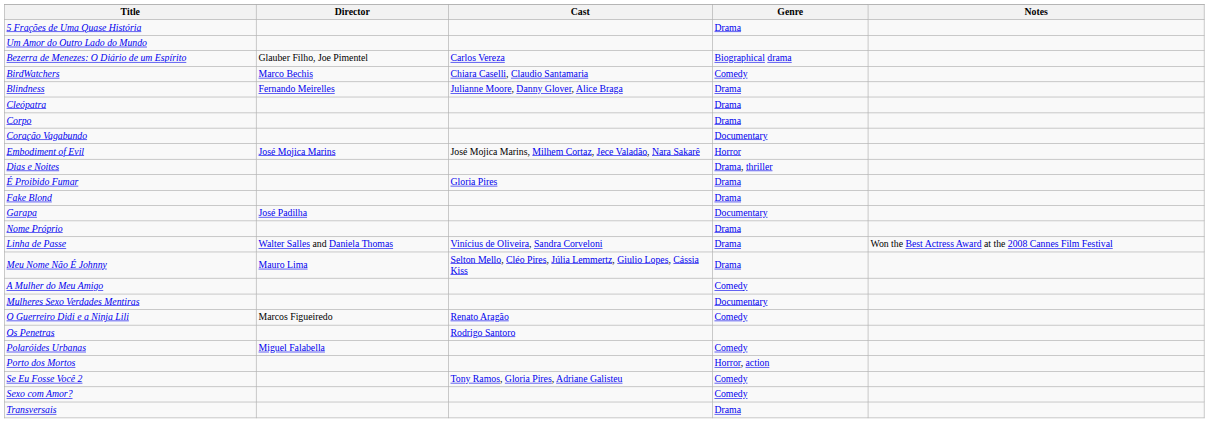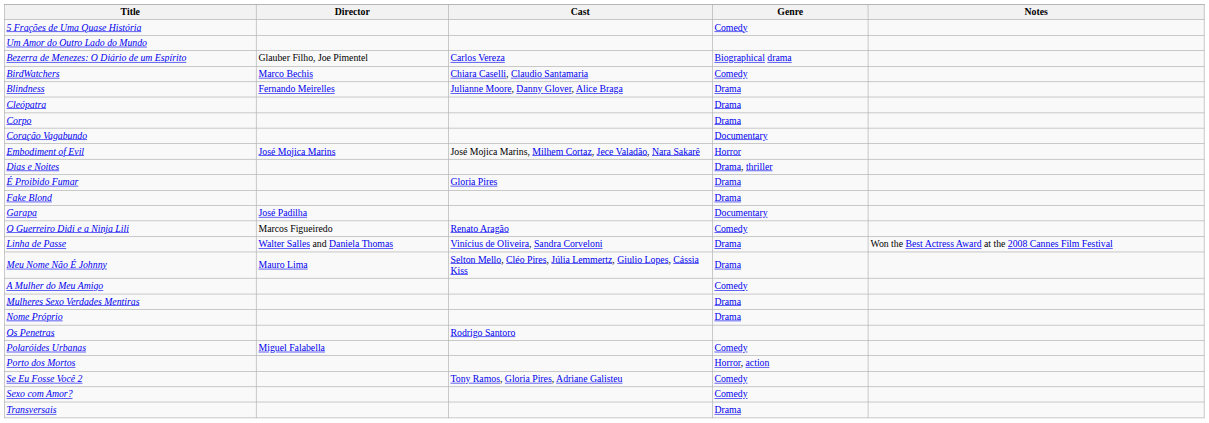(728, 27) Drama -> (731, 27) Comedy
rows swapped: (68, 317) <-> (35, 228)
(741, 301) Documentary -> (728, 301) Drama
